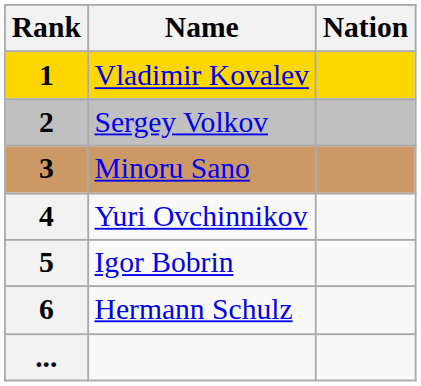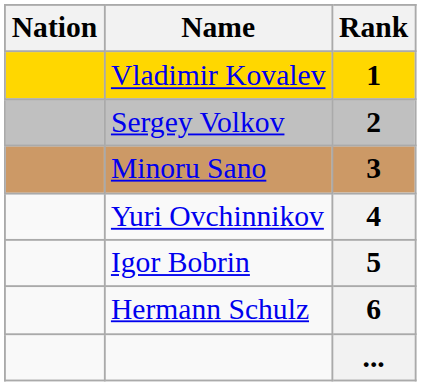columns swapped: (46, 27) <-> (365, 27)
